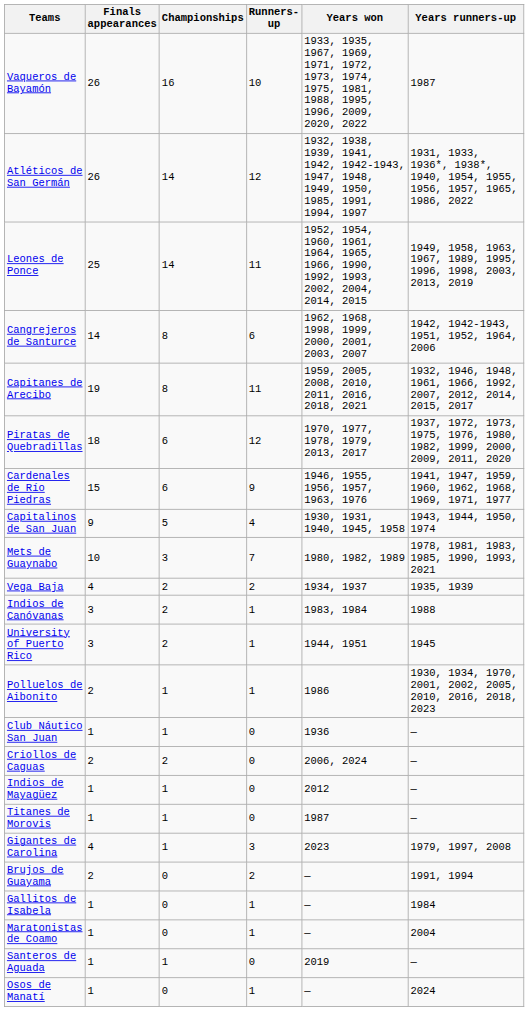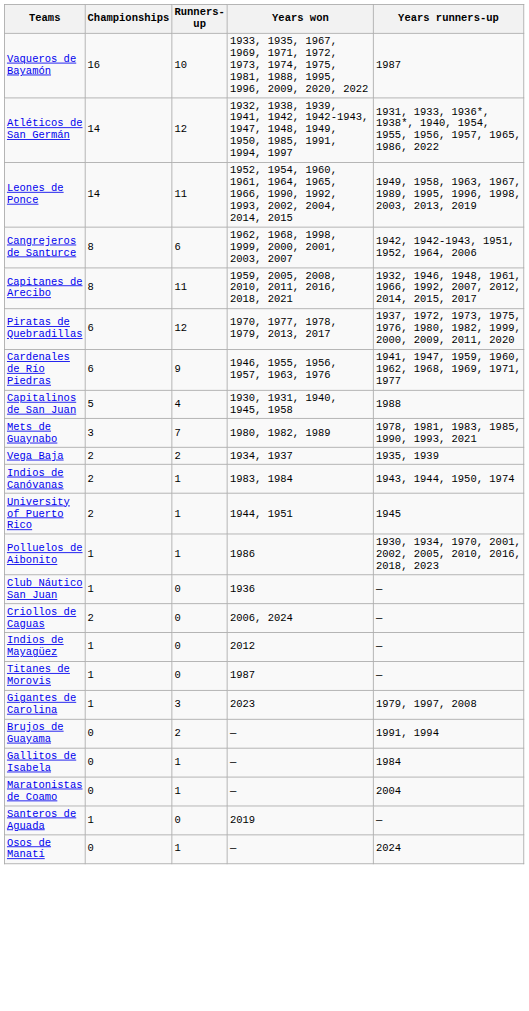- column: (122, 19)
(464, 524) 1943, 1944, 1950, 1974 -> (389, 405) 1988
(423, 610) 1988 -> (445, 479) 1943, 1944, 1950, 1974
